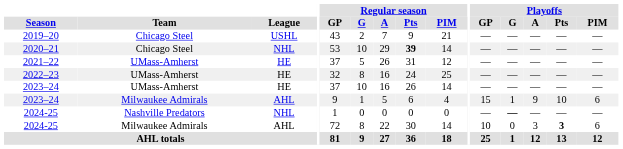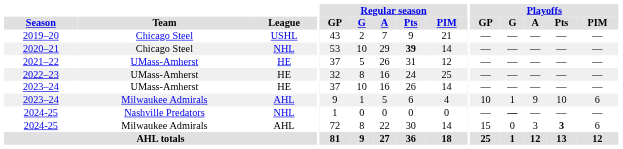(486, 100) 15 -> (486, 100) 10
(486, 125) 10 -> (486, 125) 15
